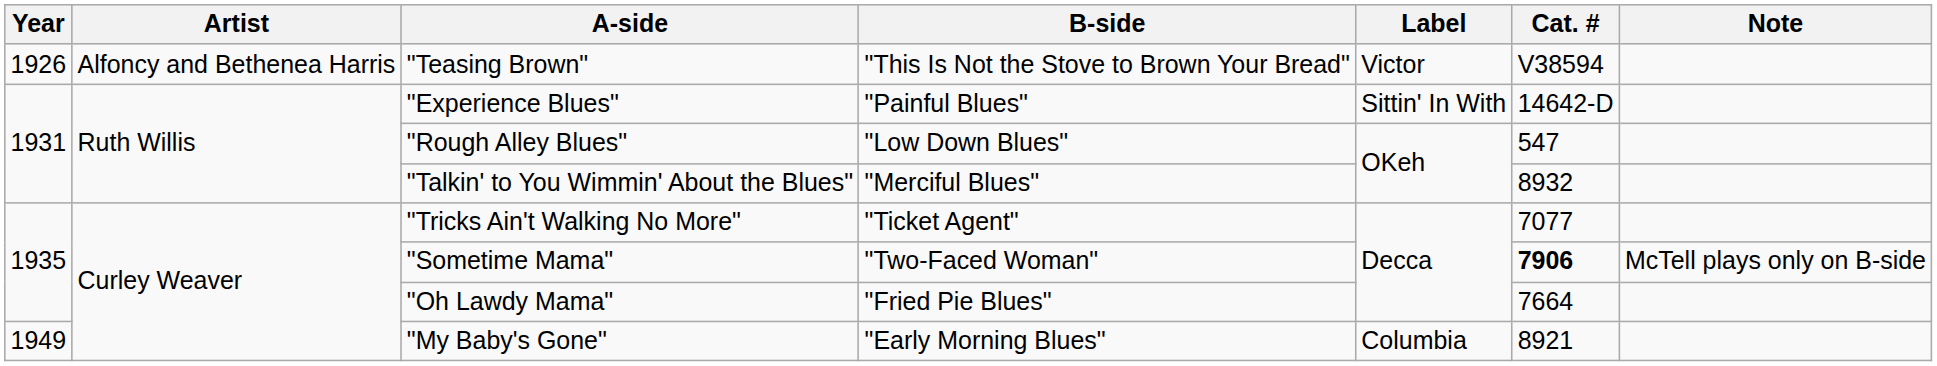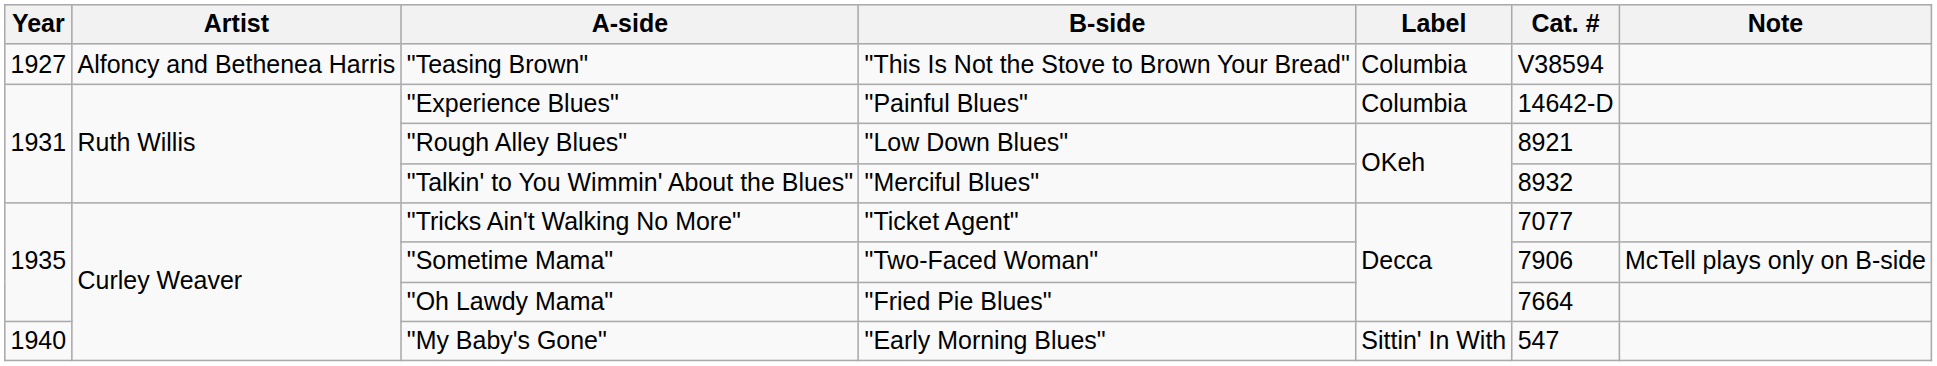(38, 63) 1926 -> (38, 63) 1927
(1393, 63) Victor -> (1414, 63) Columbia
(1434, 103) Sittin' In With -> (1414, 103) Columbia
(1539, 143) 547 -> (1545, 143) 8921
(1545, 261) bold -> (1545, 261) normal
(38, 340) 1949 -> (38, 340) 1940
(1414, 340) Columbia -> (1434, 340) Sittin' In With
(1545, 340) 8921 -> (1539, 340) 547
